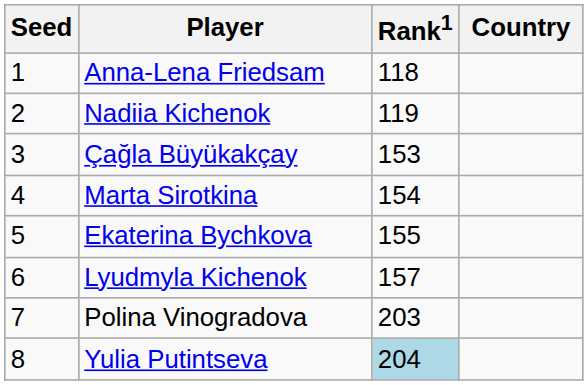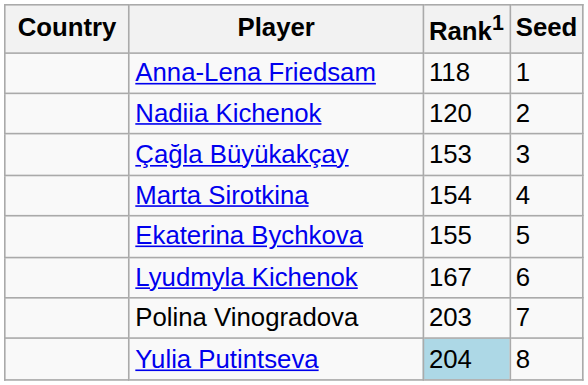columns swapped: (521, 28) <-> (42, 28)
(398, 113) 119 -> (450, 113) 120
(399, 277) 157 -> (450, 277) 167
